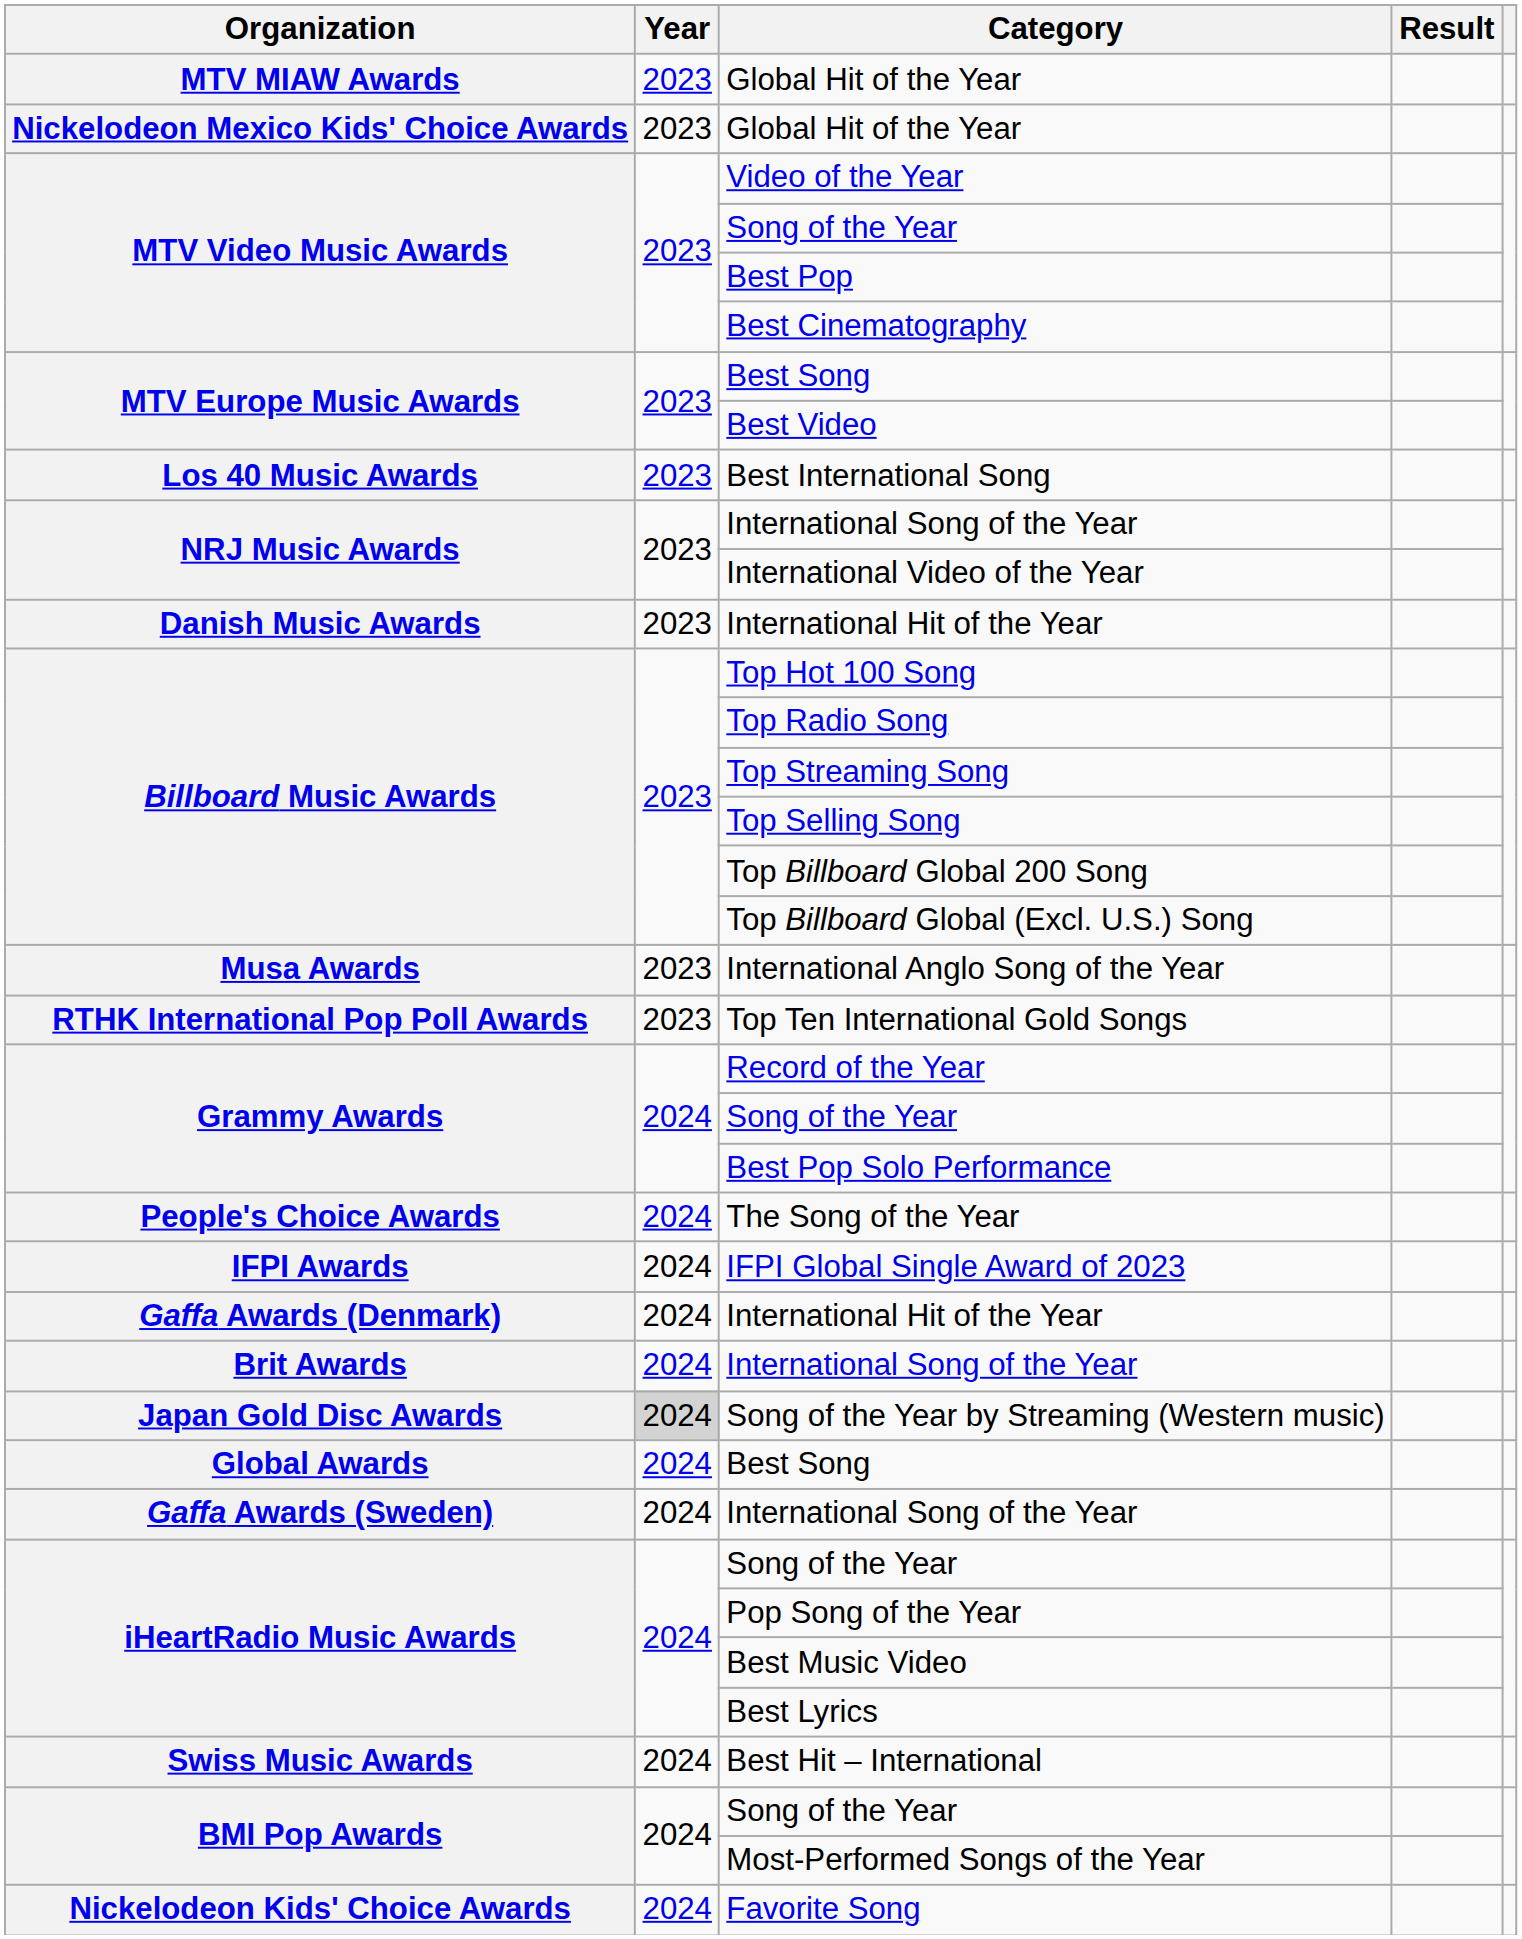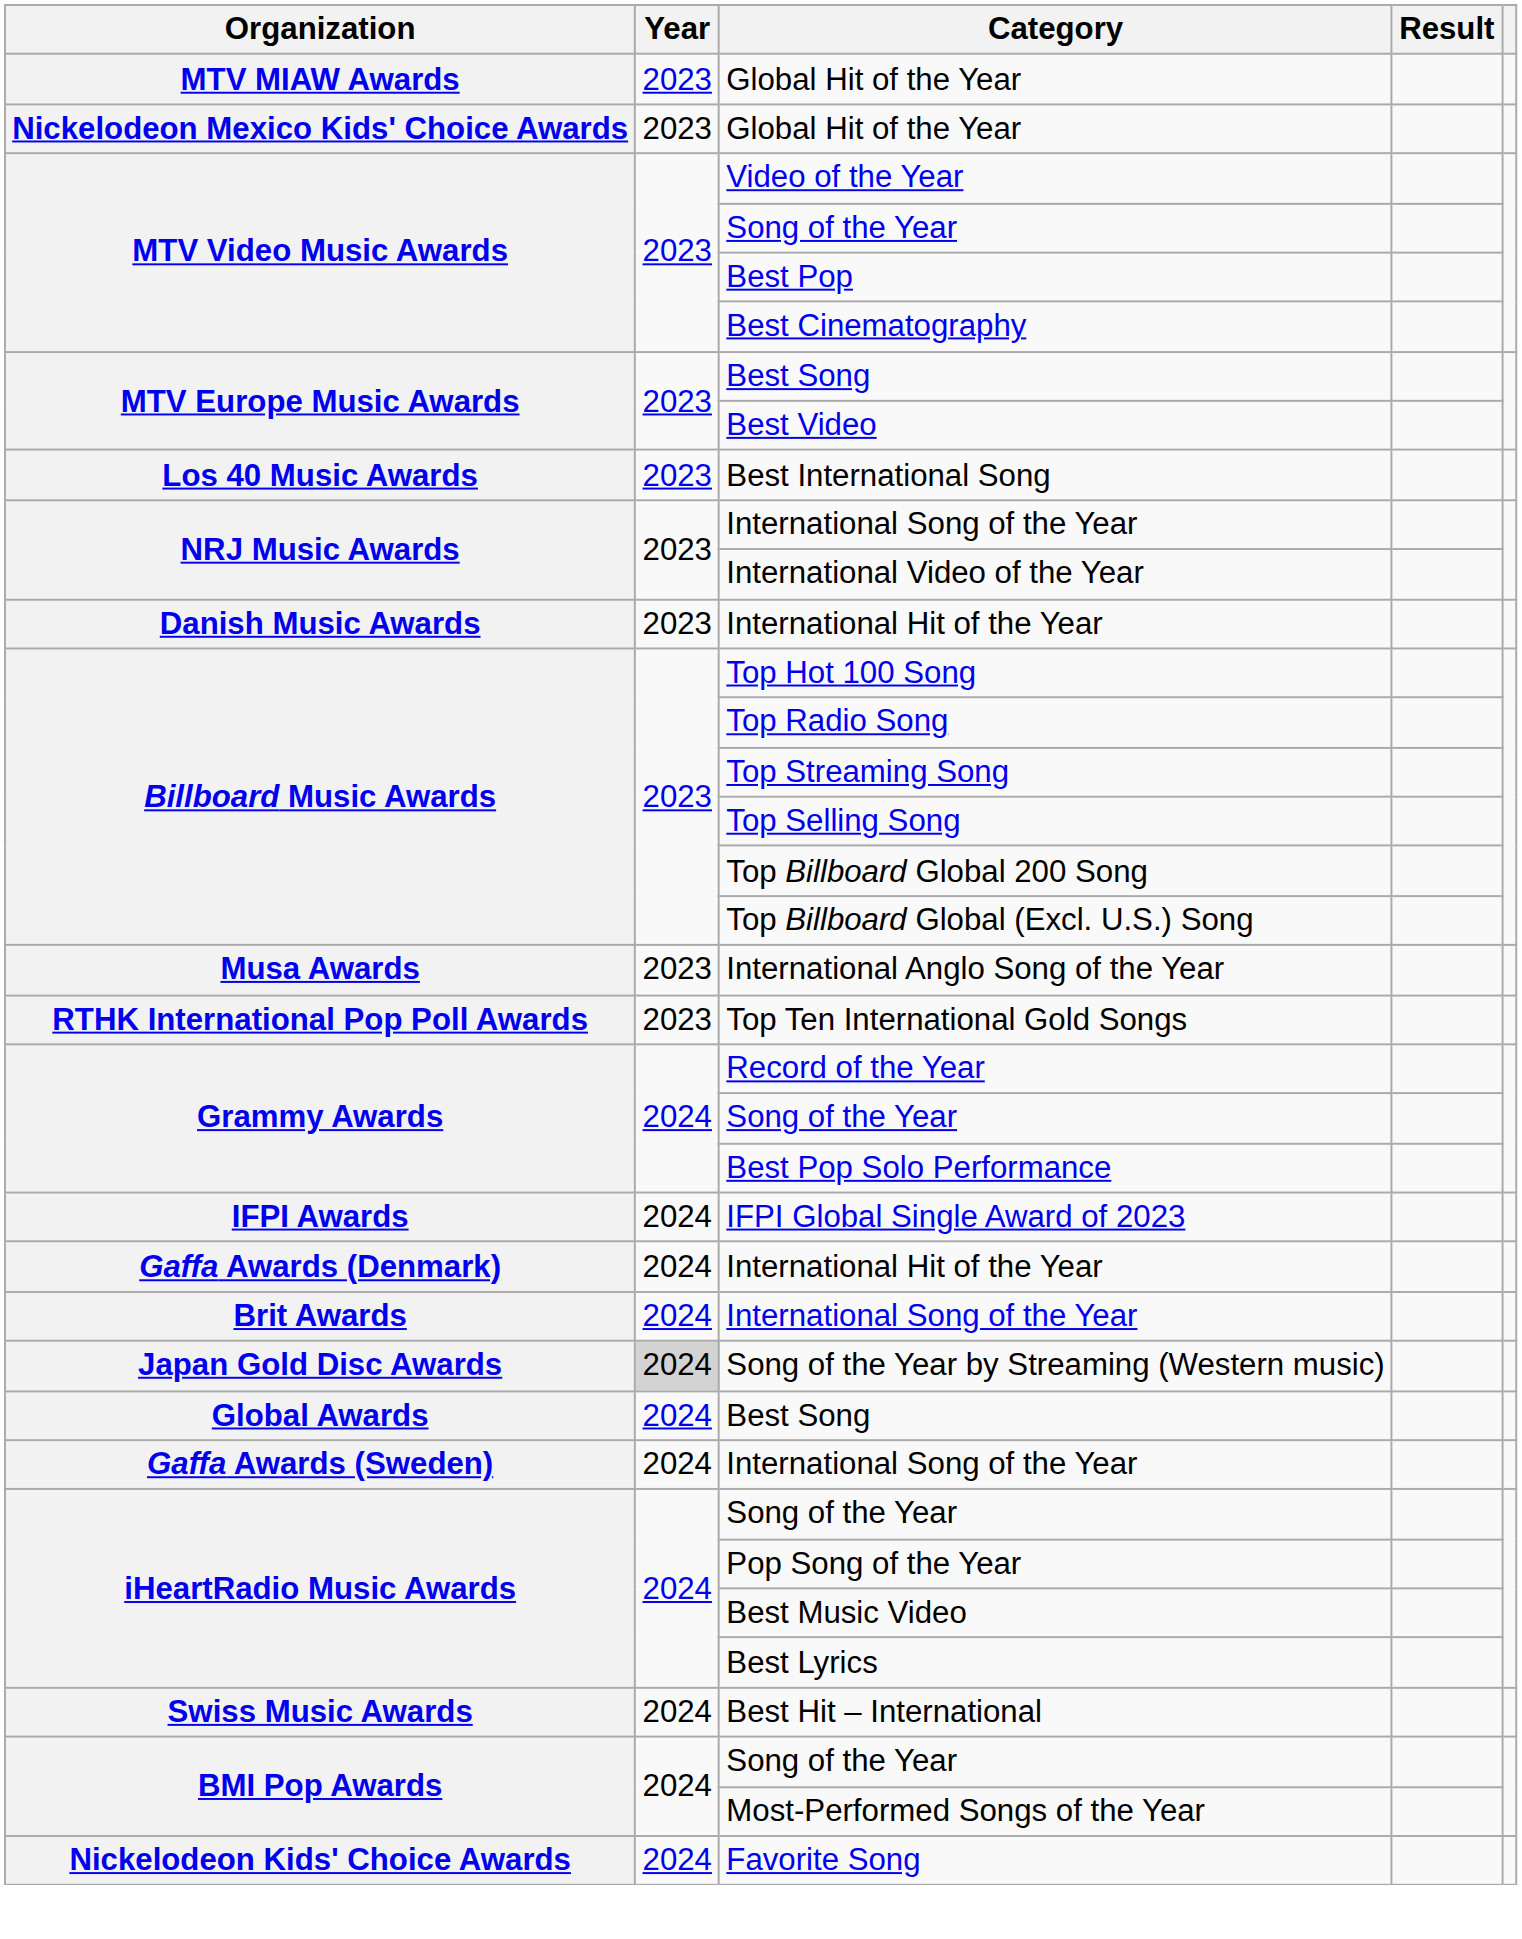- row: (320, 1216)
